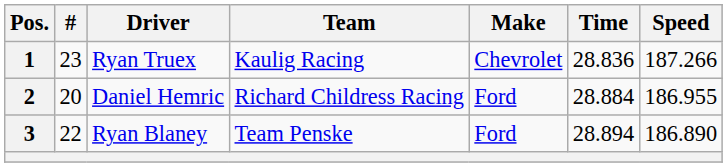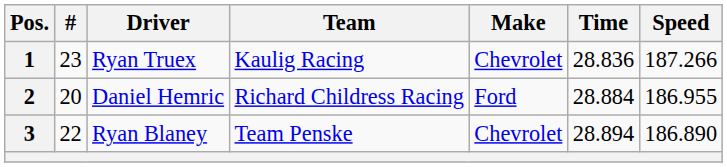(495, 133) Ford -> (518, 133) Chevrolet
